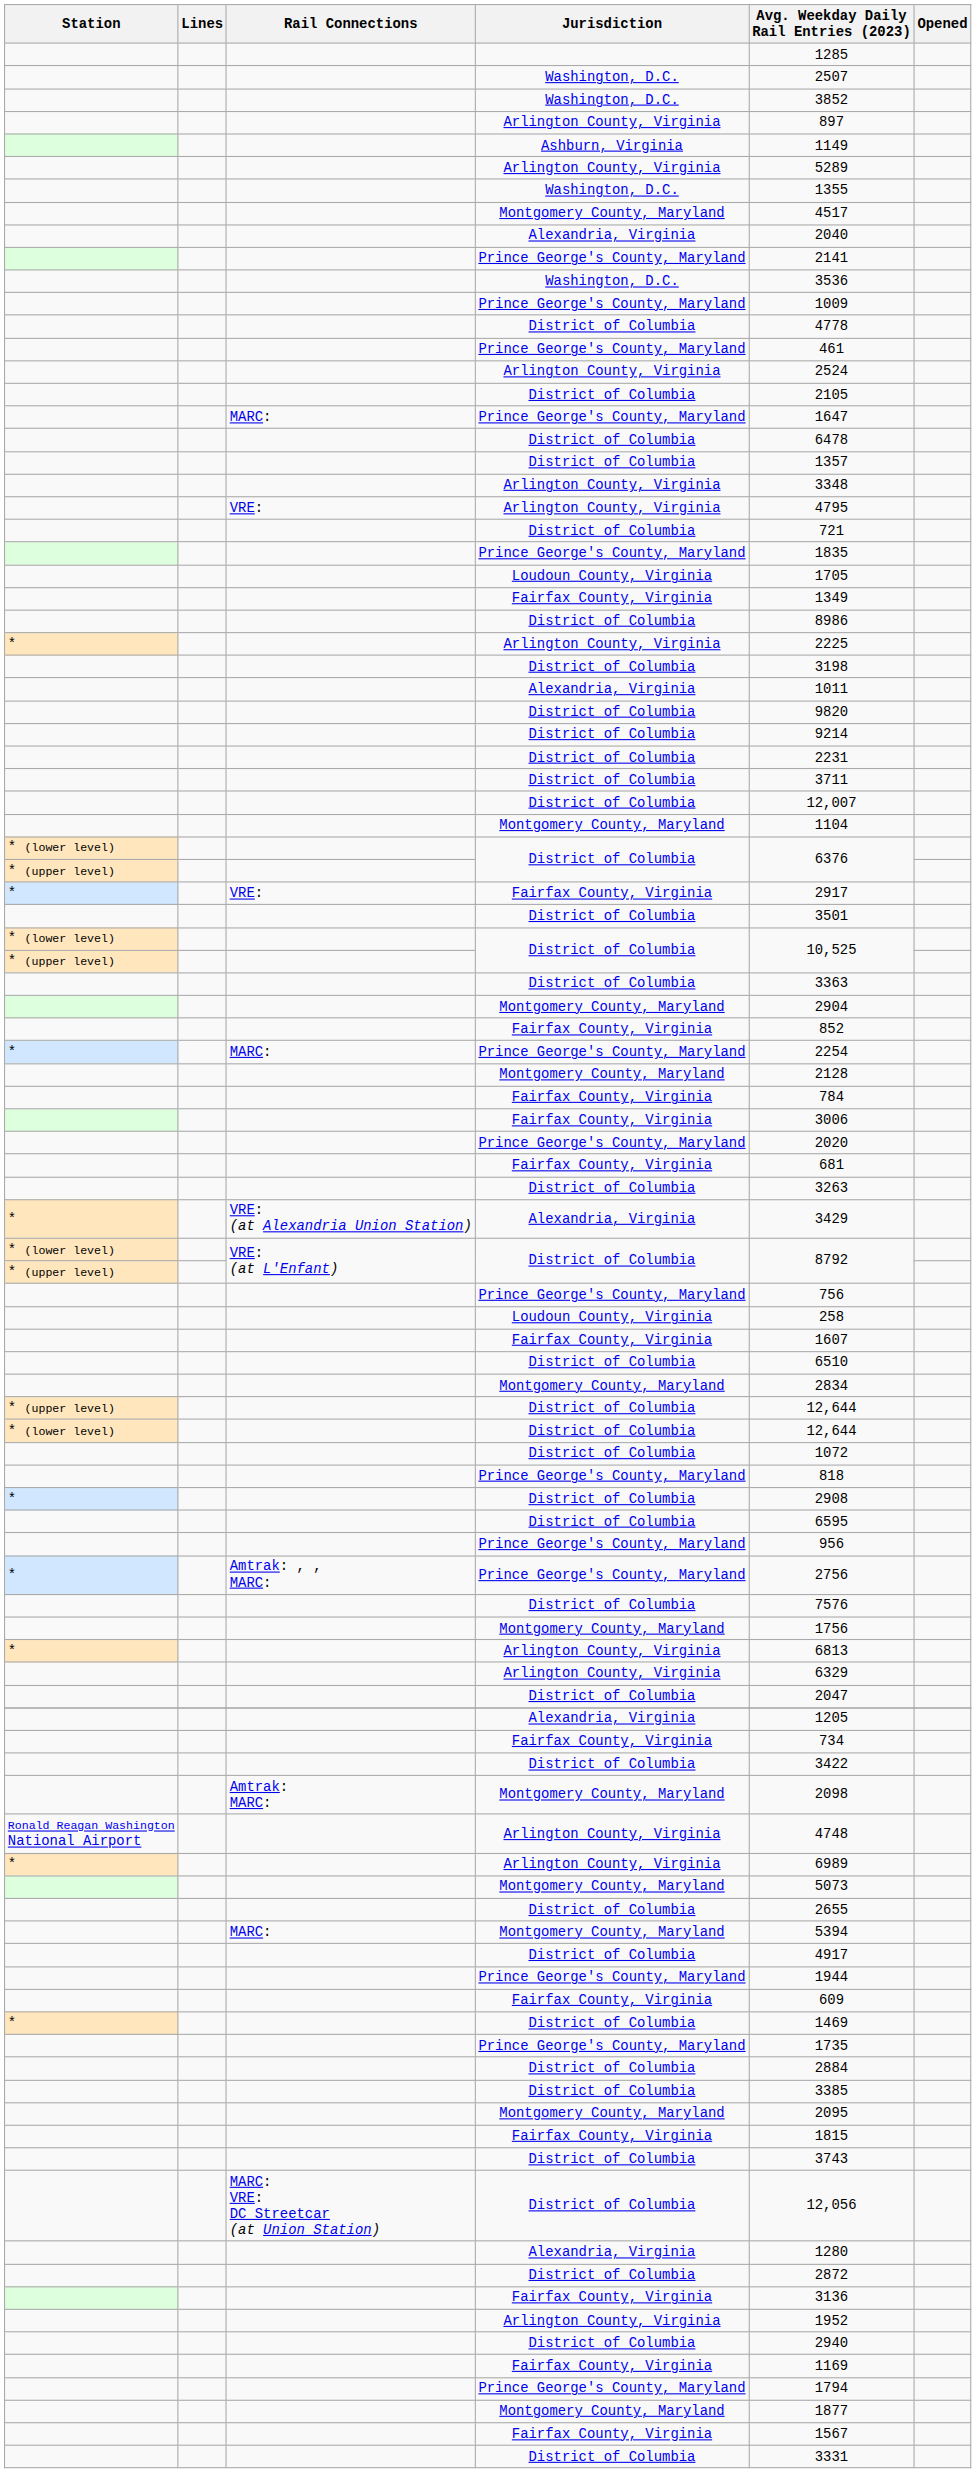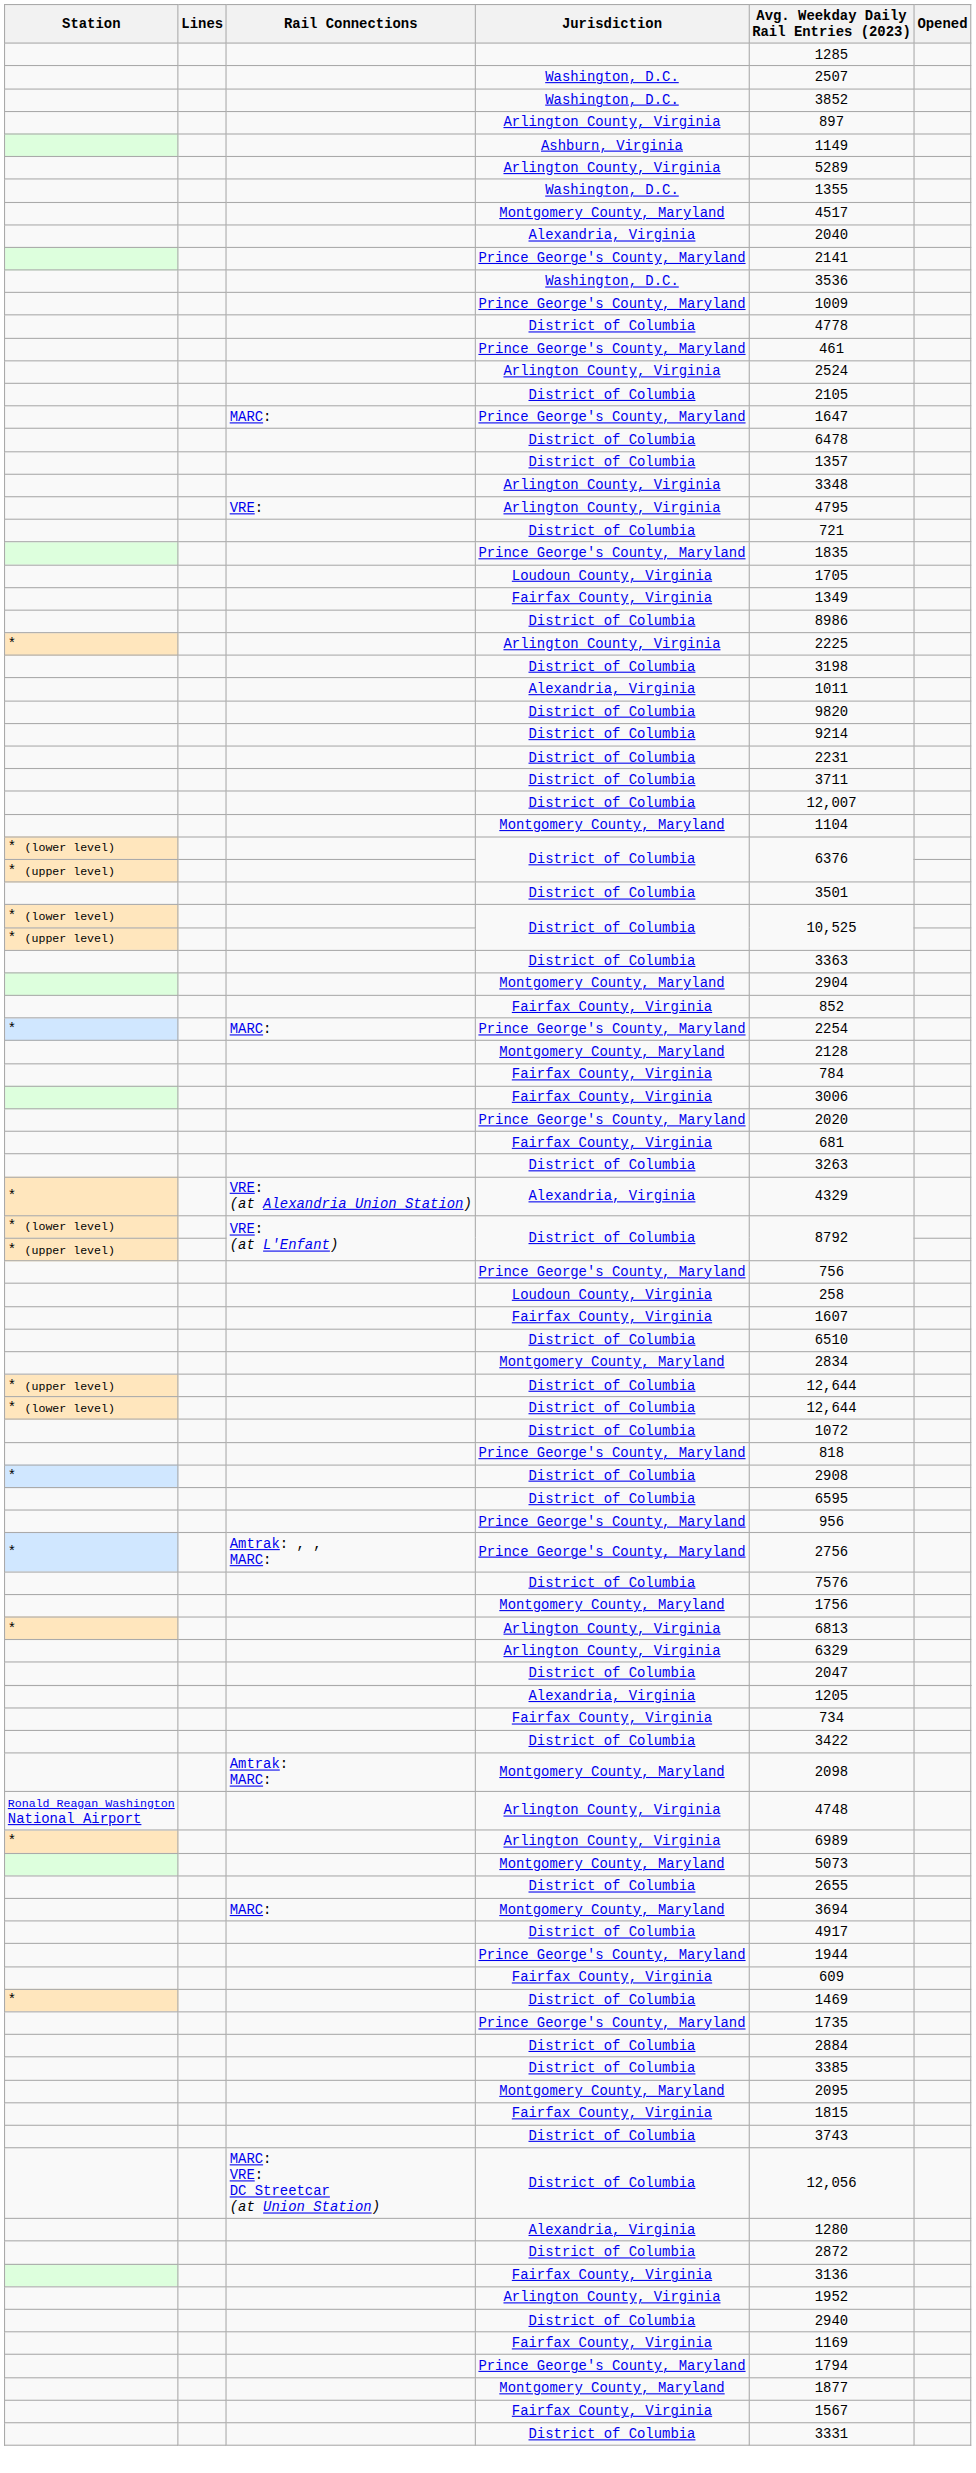- row: (246, 893)
(831, 1219) 3429 -> (831, 1196) 4329
(831, 1932) 5394 -> (831, 1910) 3694
